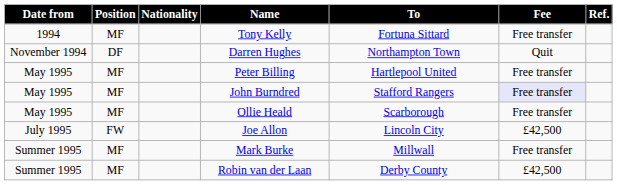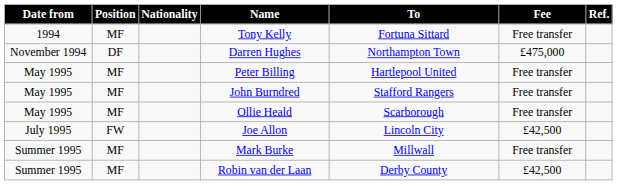(542, 53) Quit -> (542, 53) £475,000
(542, 92) lavender background -> (542, 92) no background
